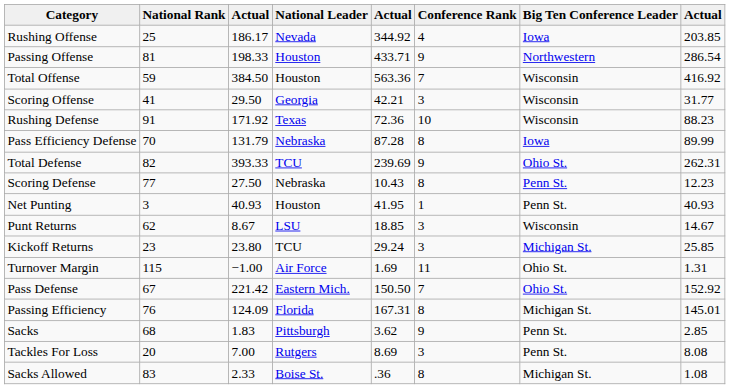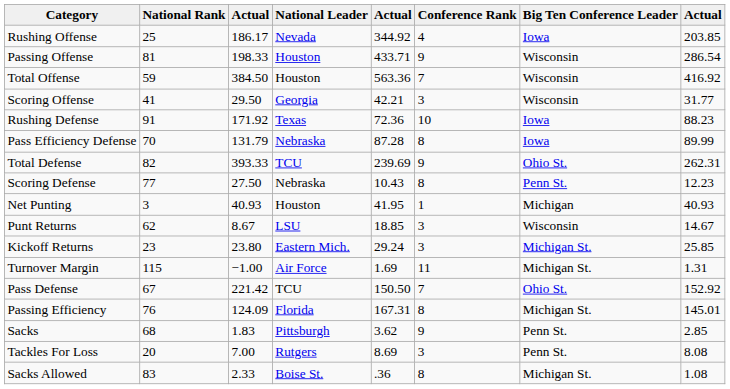(559, 57) Northwestern -> (551, 57) Wisconsin
(551, 120) Wisconsin -> (536, 120) Iowa
(545, 204) Penn St. -> (548, 204) Michigan
(289, 246) TCU -> (313, 246) Eastern Mich.
(545, 267) Ohio St. -> (557, 267) Michigan St.
(313, 288) Eastern Mich. -> (289, 288) TCU
